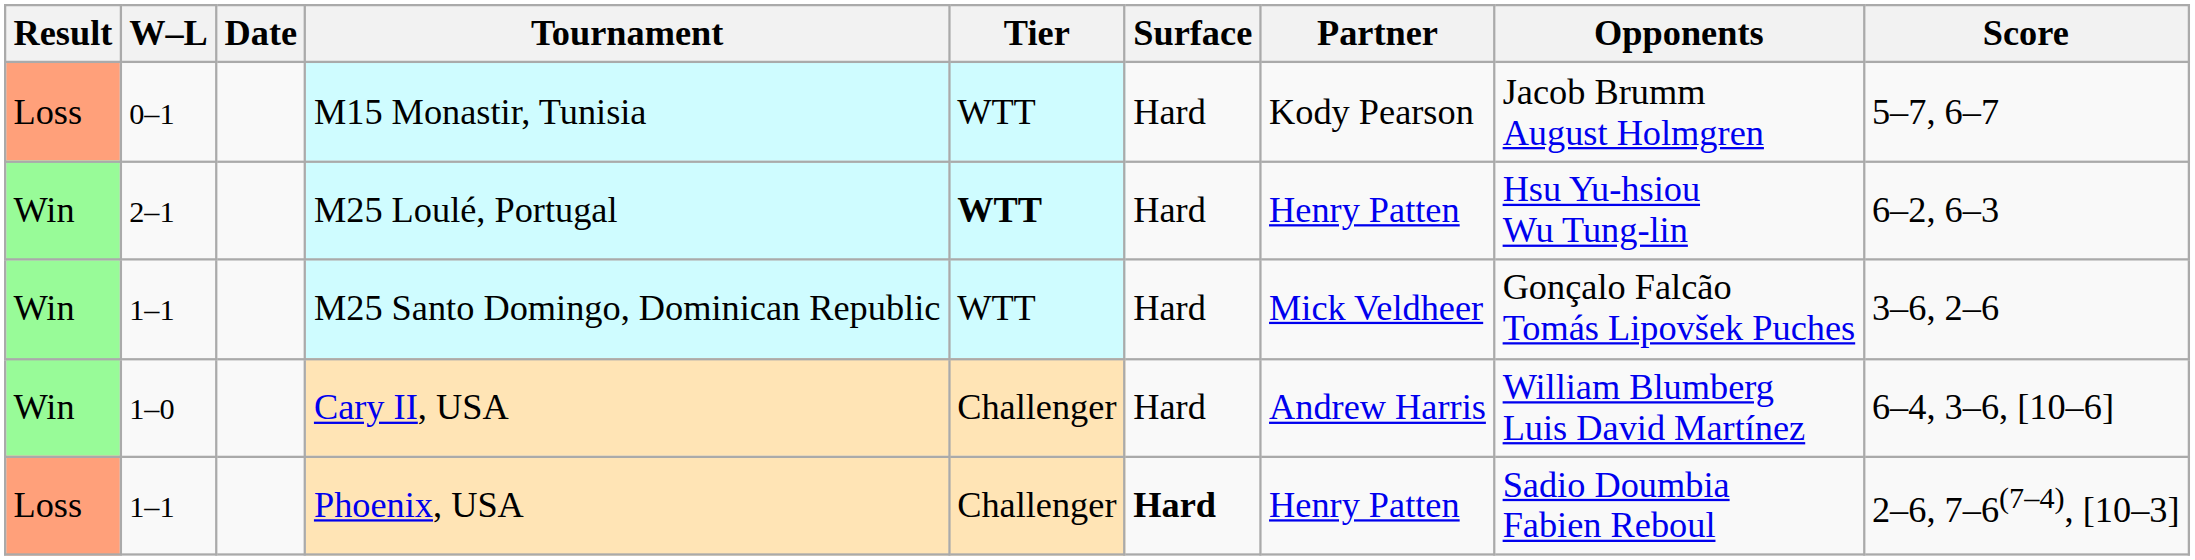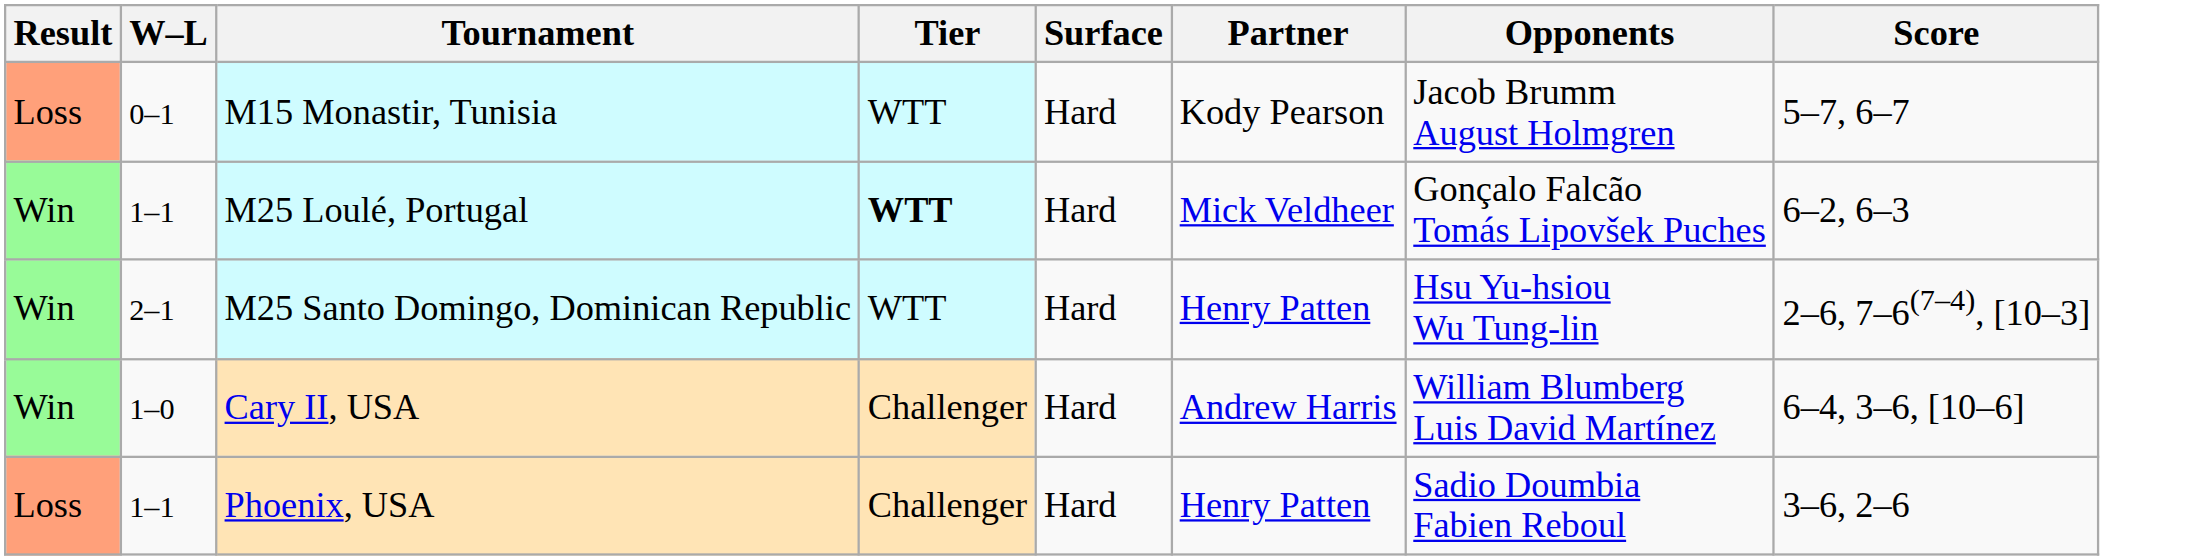- column: (261, 33)
(152, 212) 2–1 -> (152, 212) 1–1
(1364, 209) Henry Patten -> (1287, 209) Mick Veldheer
(1601, 209) Hsu Yu-hsiou Wu Tung-lin -> (1590, 209) Gonçalo Falcão Tomás Lipovšek Puches
(152, 310) 1–1 -> (152, 310) 2–1
(1376, 308) Mick Veldheer -> (1275, 308) Henry Patten
(1679, 308) Gonçalo Falcão Tomás Lipovšek Puches -> (1512, 308) Hsu Yu-hsiou Wu Tung-lin
(1935, 308) 3–6, 2–6 -> (1936, 308) 2–6, 7–6(7–4), [10–3]
(1175, 505) bold -> (1080, 505) normal
(2026, 505) 2–6, 7–6(7–4), [10–3] -> (1846, 505) 3–6, 2–6
